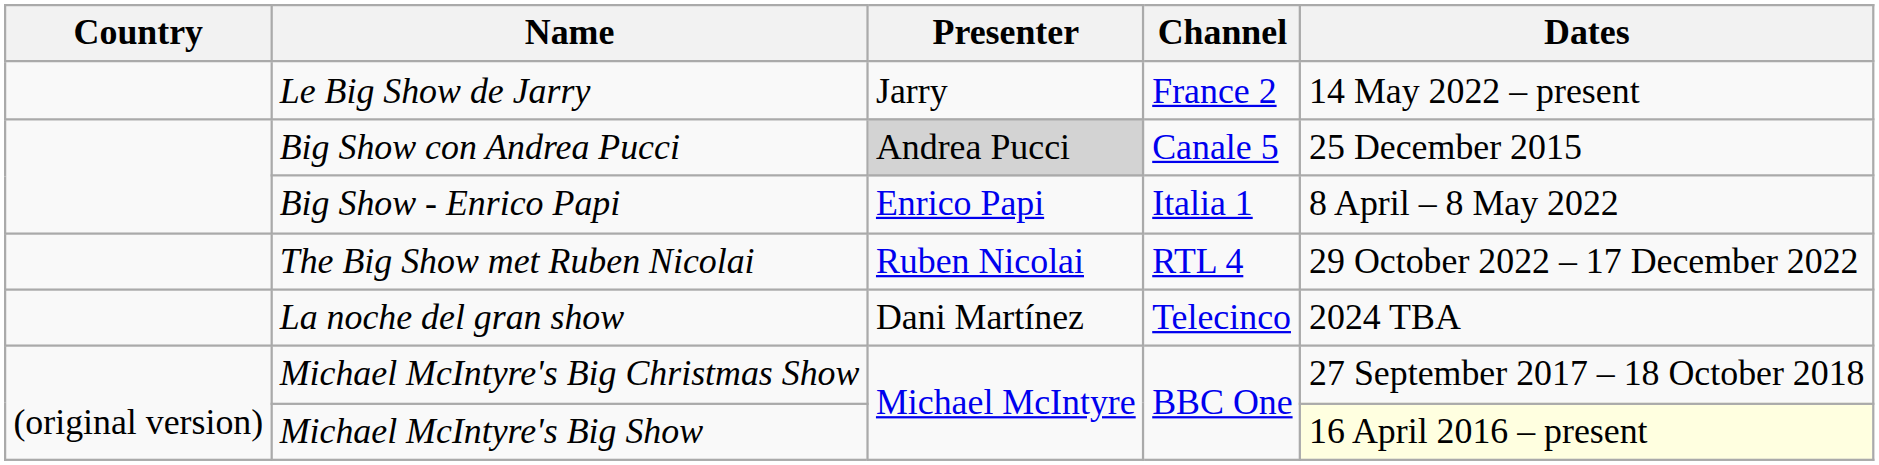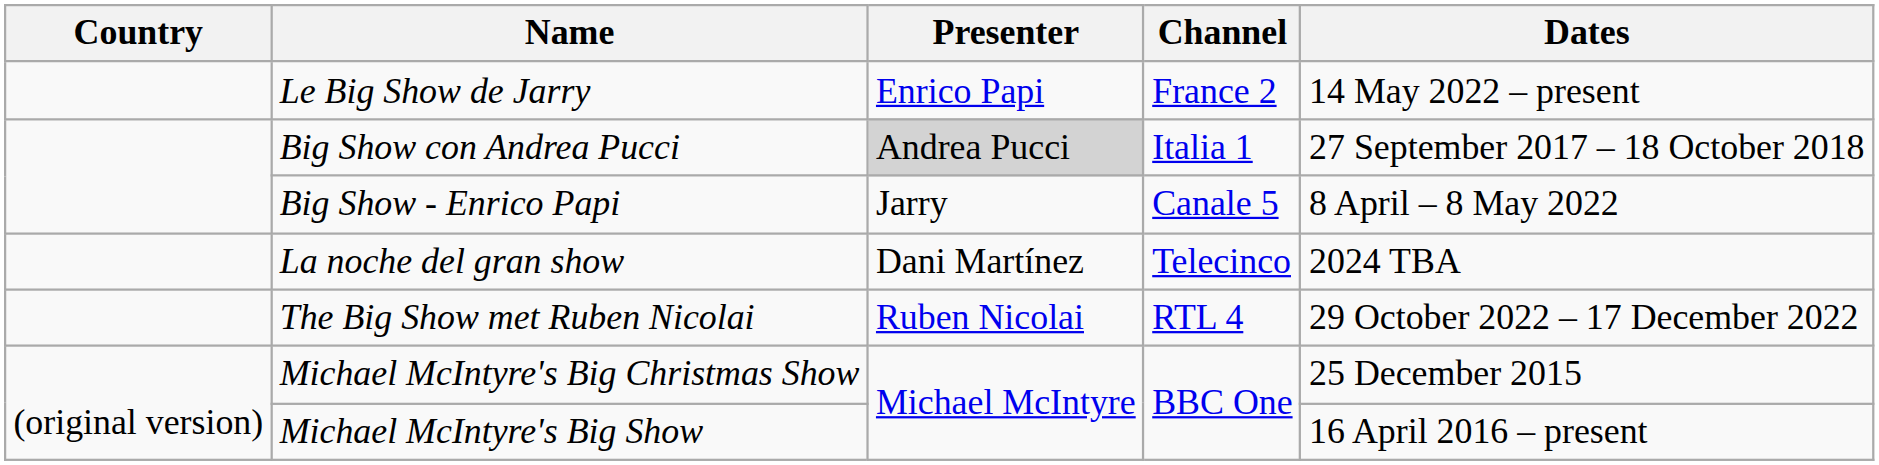(912, 89) Jarry -> (960, 89) Enrico Papi
(1215, 146) Canale 5 -> (1202, 146) Italia 1
(1445, 146) 25 December 2015 -> (1587, 146) 27 September 2017 – 18 October 2018
(960, 203) Enrico Papi -> (912, 203) Jarry
(1202, 203) Italia 1 -> (1215, 203) Canale 5
rows swapped: (517, 260) <-> (452, 317)
(1587, 373) 27 September 2017 – 18 October 2018 -> (1445, 373) 25 December 2015
(1478, 430) lightyellow background -> (1478, 430) no background
